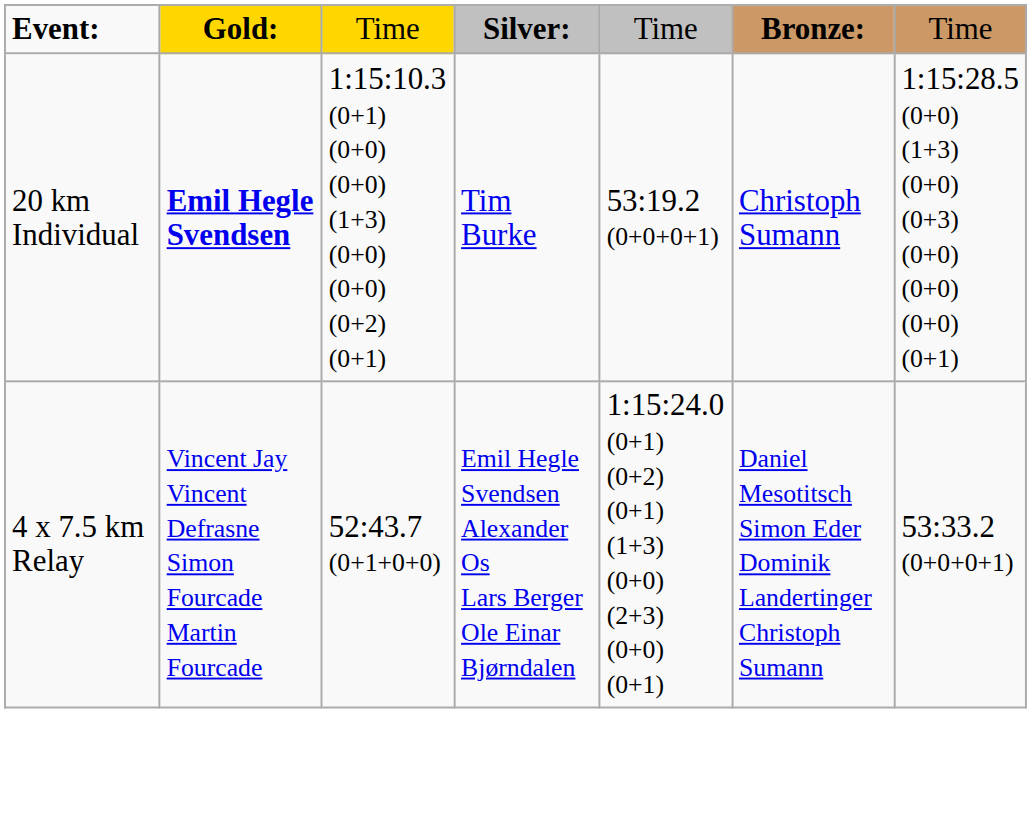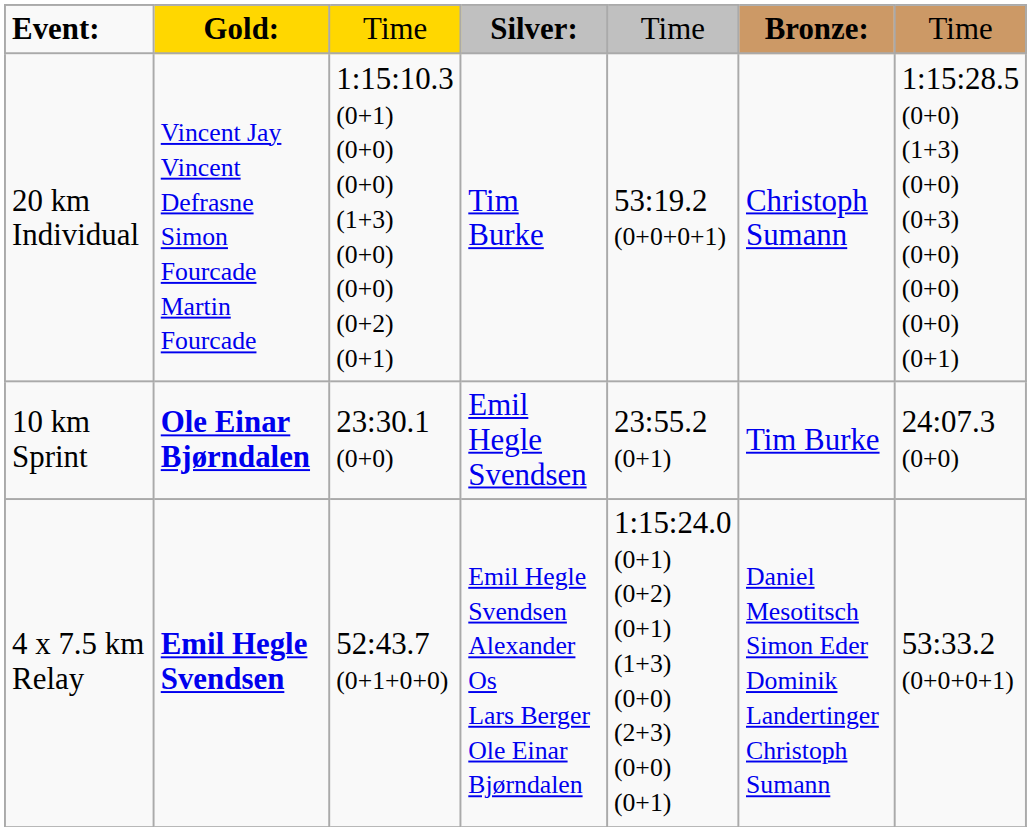(240, 216) Emil Hegle Svendsen -> (221, 236) Vincent Jay Vincent Defrasne Simon Fourcade Martin Fourcade
+ row: (51, 439)
(227, 563) Vincent Jay Vincent Defrasne Simon Fourcade Martin Fourcade -> (234, 662) Emil Hegle Svendsen
